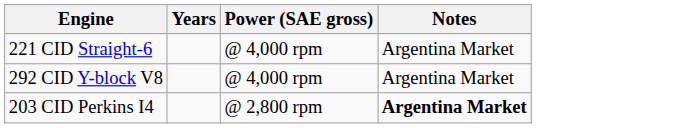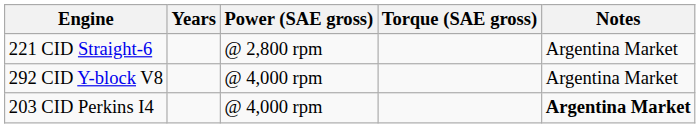+ column: (460, 19)
(273, 48) @ 4,000 rpm -> (273, 48) @ 2,800 rpm
(273, 107) @ 2,800 rpm -> (273, 107) @ 4,000 rpm
